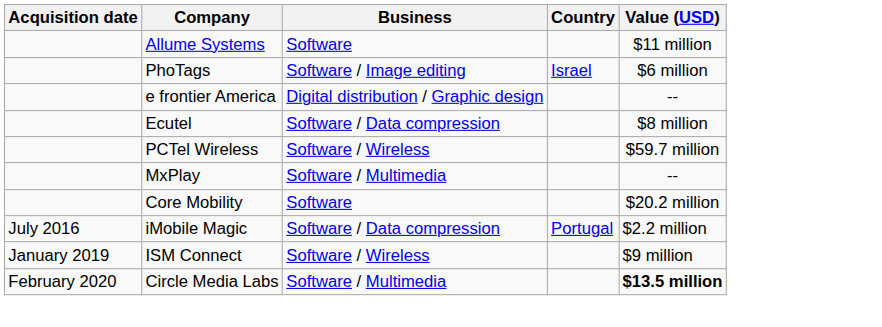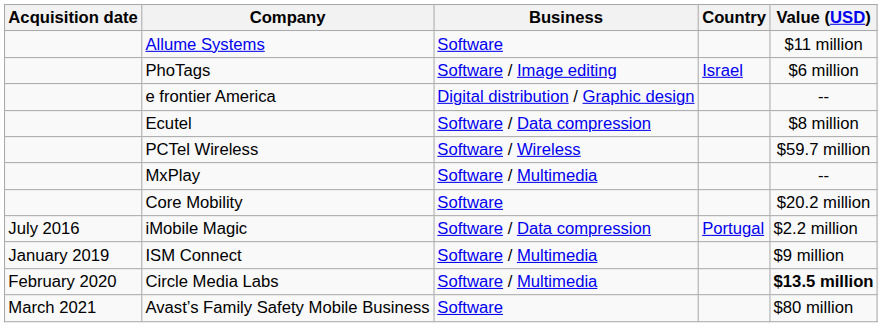(358, 255) Software / Wireless -> (517, 255) Software / Multimedia
+ row: (288, 307)
